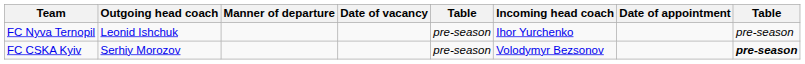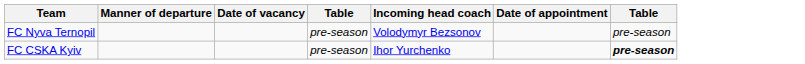- column: (159, 13)
(535, 31) Ihor Yurchenko -> (427, 31) Volodymyr Bezsonov
(550, 50) Volodymyr Bezsonov -> (412, 50) Ihor Yurchenko
